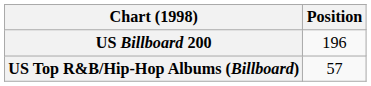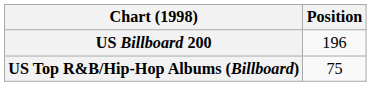(334, 68) 57 -> (334, 68) 75
